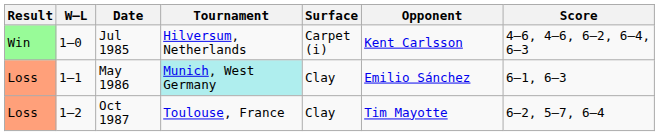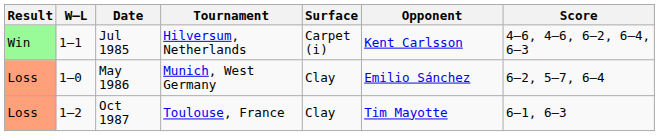(70, 43) 1–0 -> (70, 43) 1–1
(70, 78) 1–1 -> (70, 78) 1–0
(209, 78) paleturquoise background -> (209, 78) no background
(536, 78) 6–1, 6–3 -> (555, 78) 6–2, 5–7, 6–4
(555, 113) 6–2, 5–7, 6–4 -> (536, 113) 6–1, 6–3
